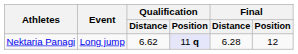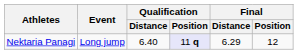(148, 42) 6.62 -> (148, 42) 6.40
(231, 42) 6.28 -> (231, 42) 6.29
